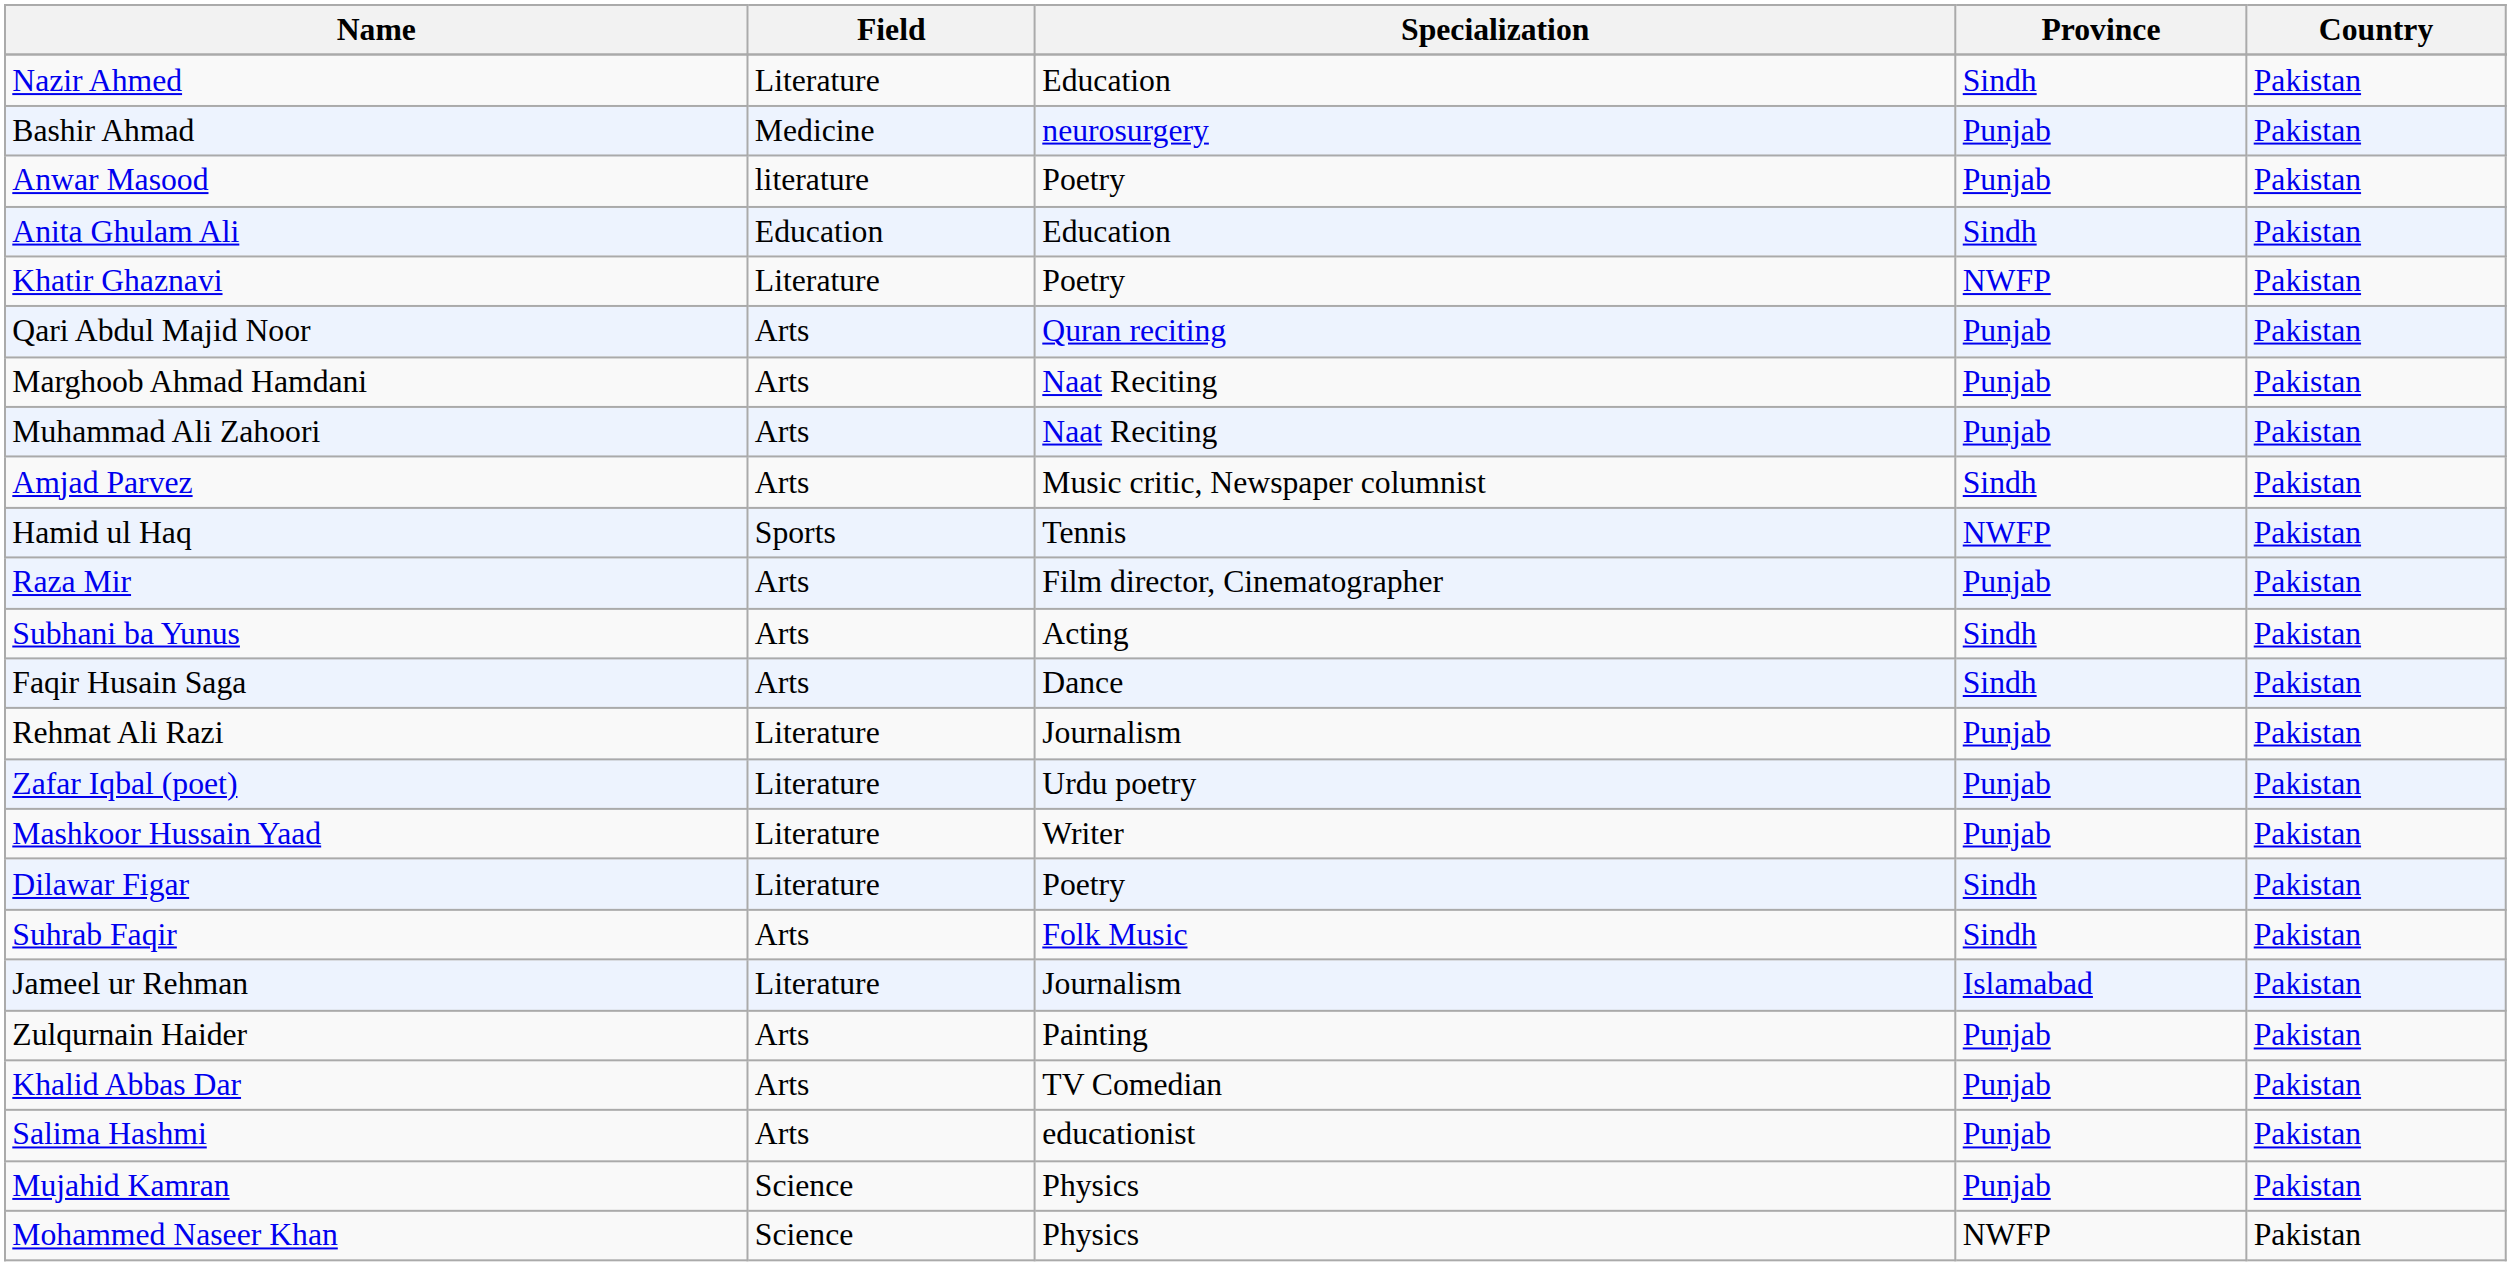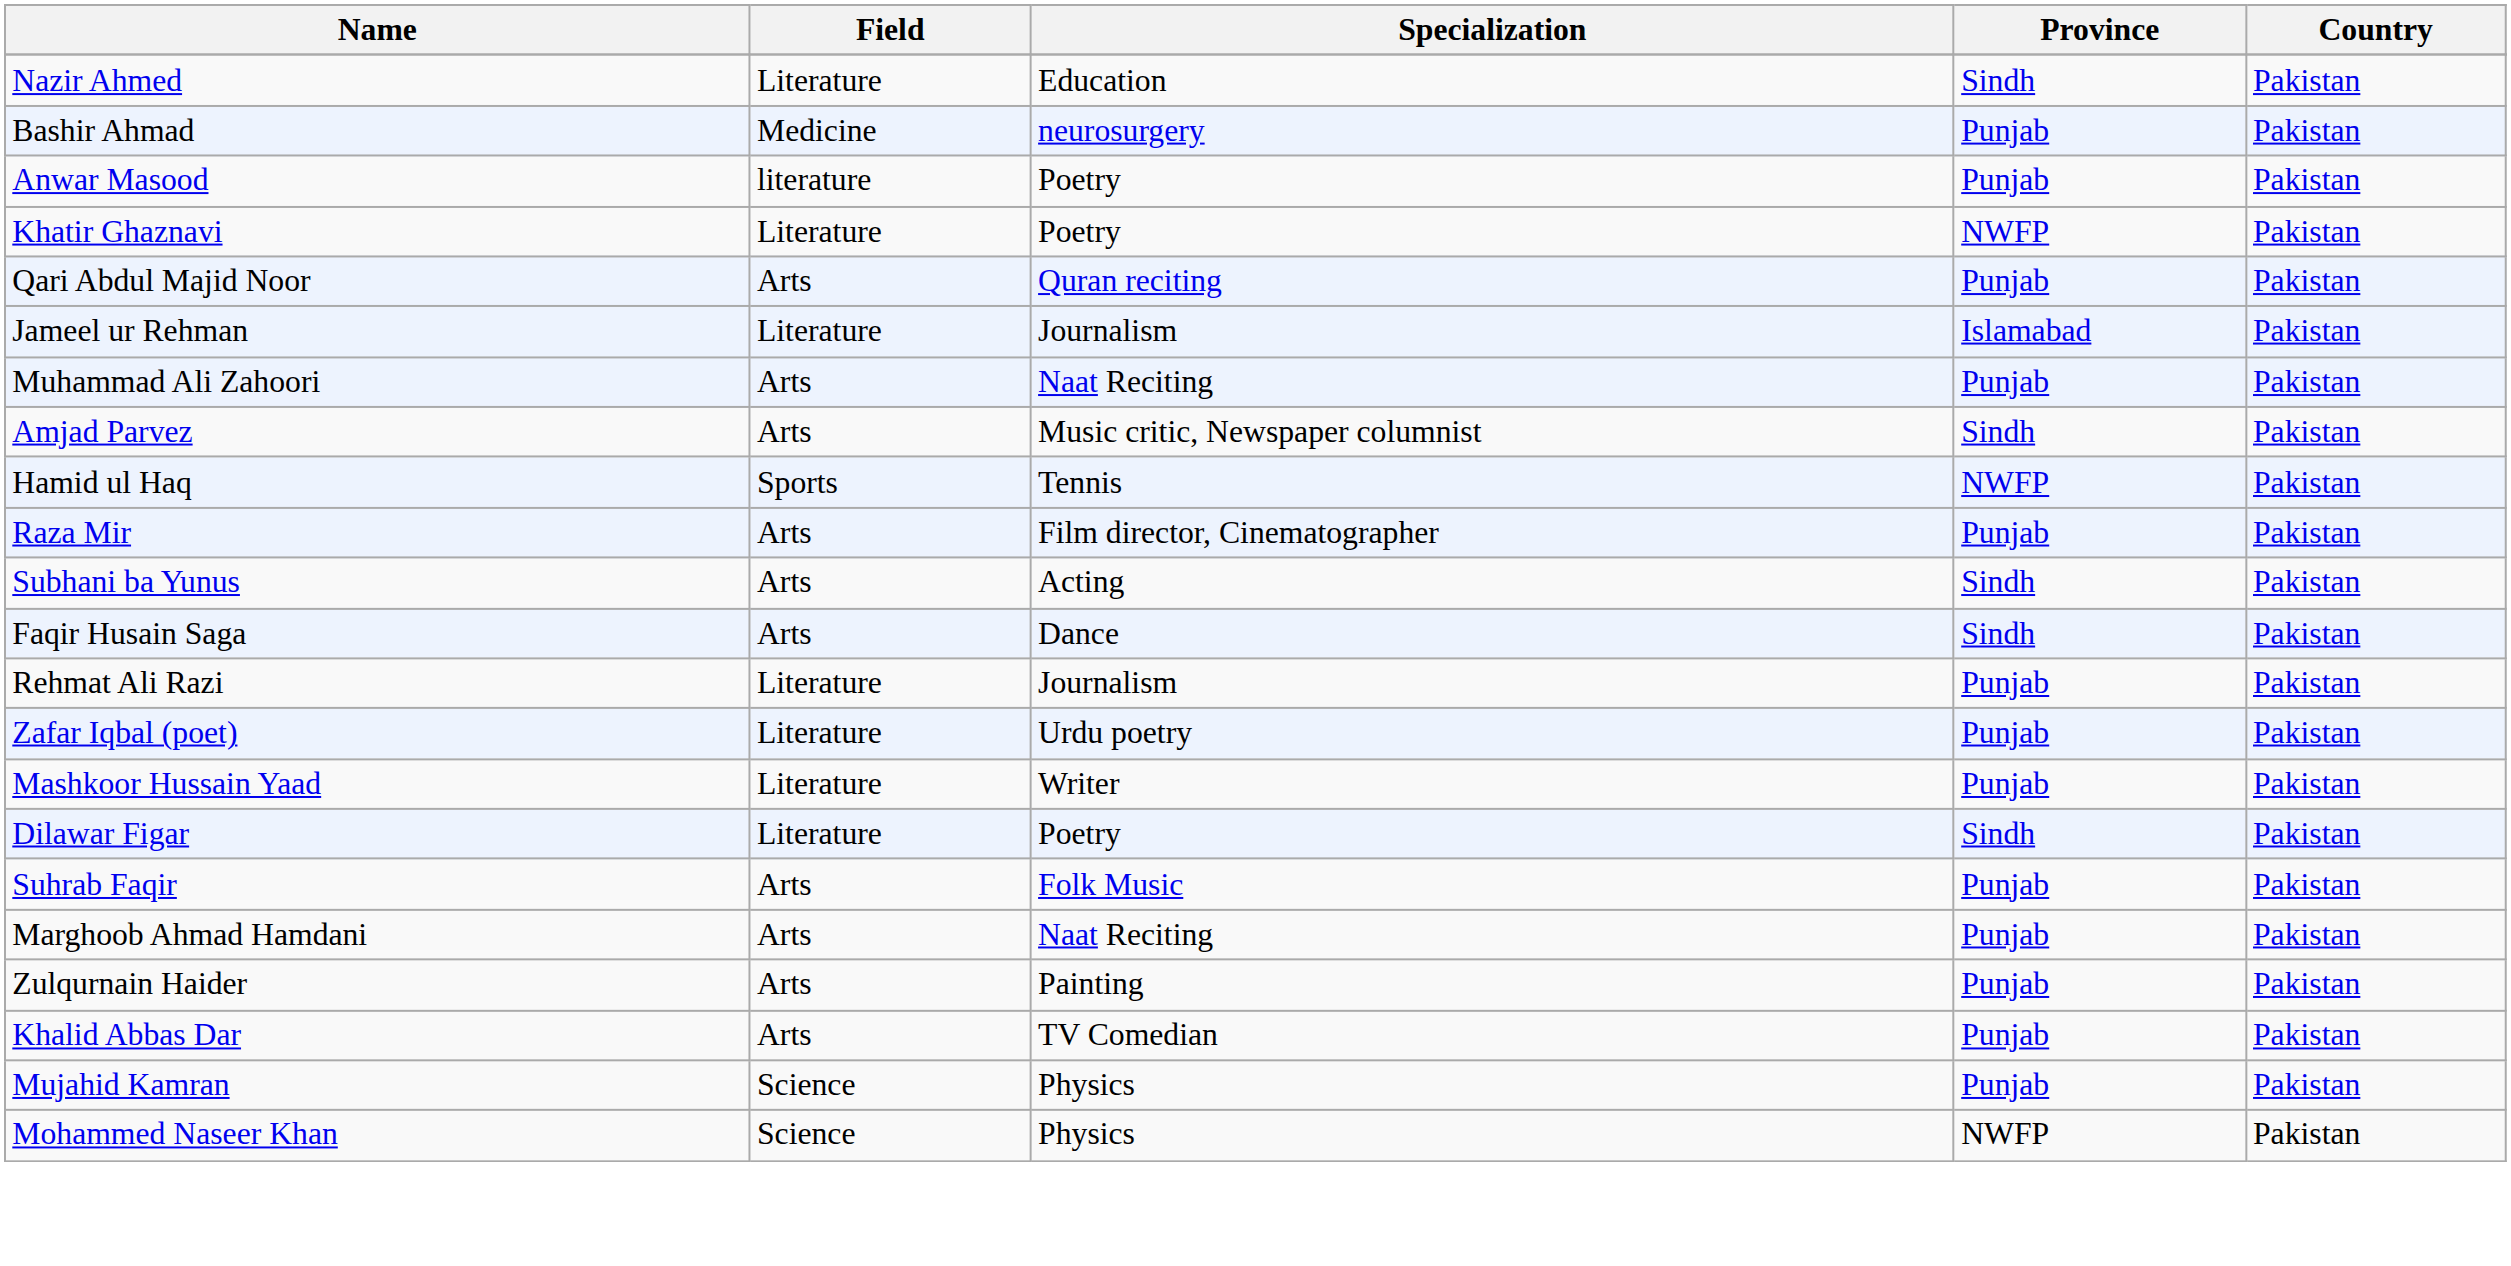- row: (126, 230)
rows swapped: (190, 381) <-> (130, 984)
(2000, 933) Sindh -> (2005, 883) Punjab
- row: (110, 1134)
